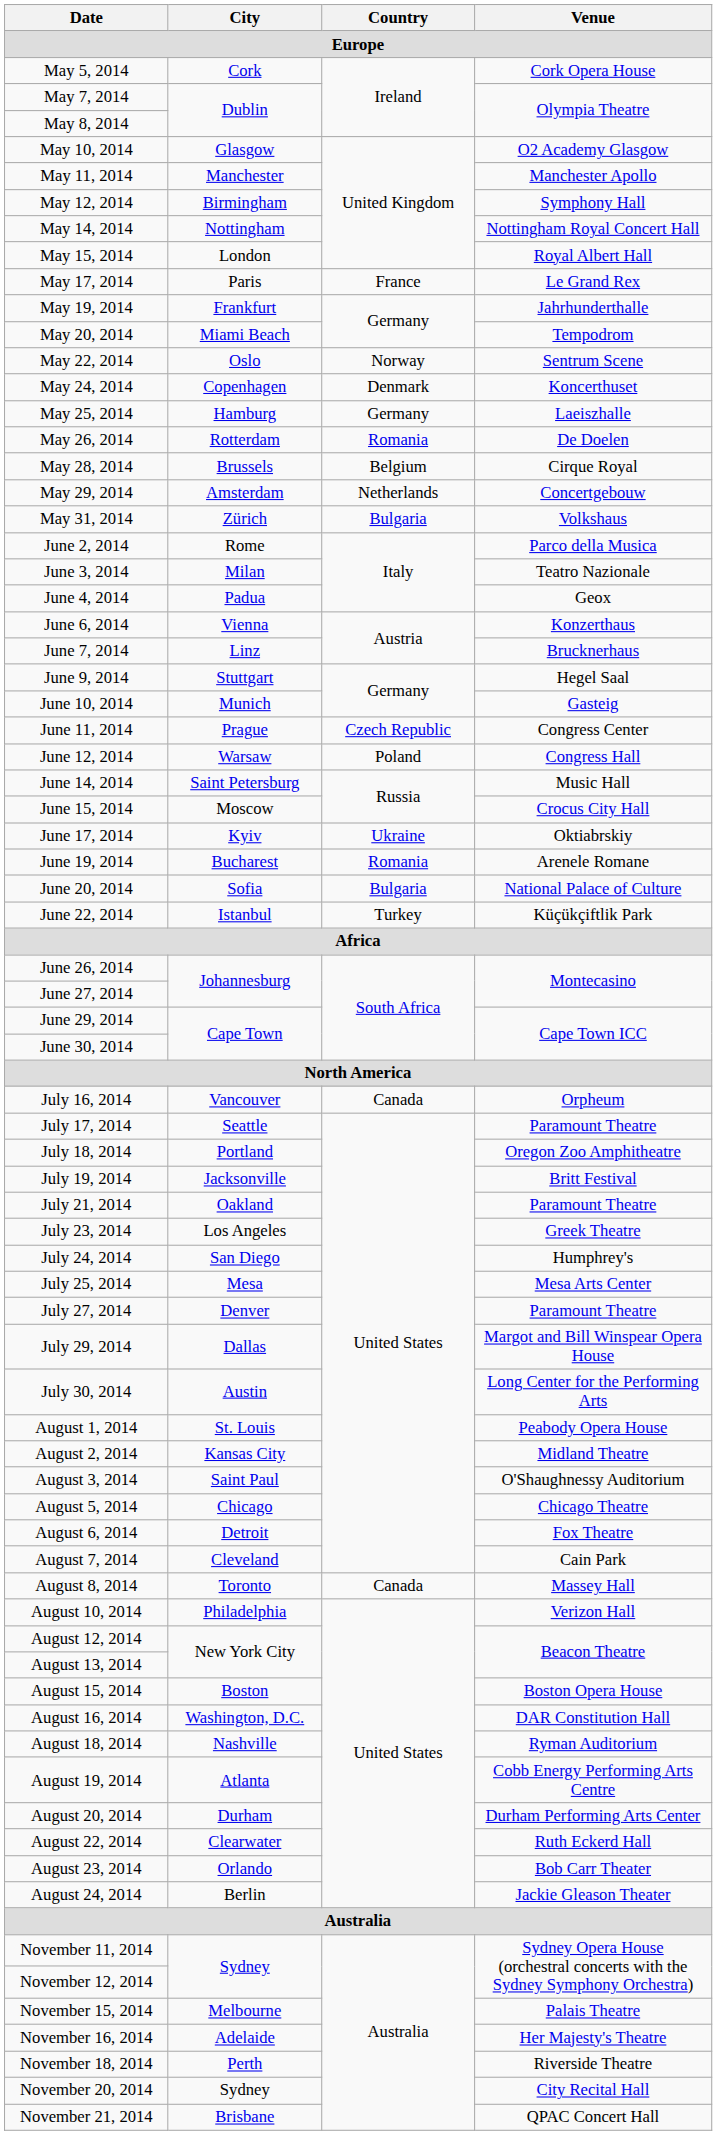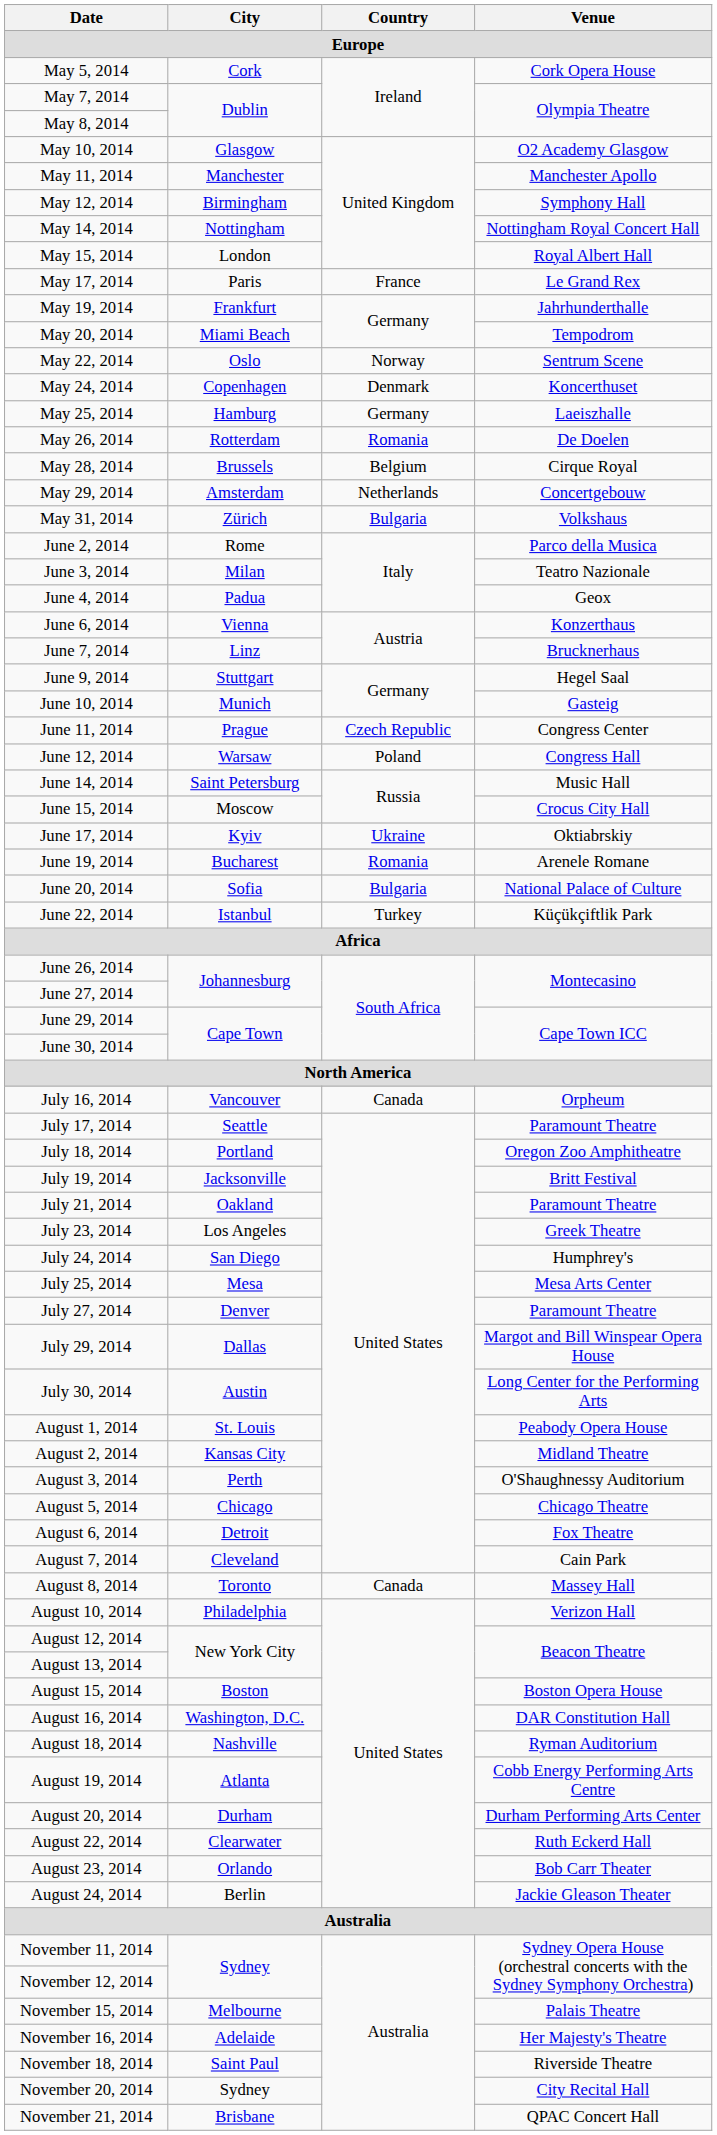(245, 1480) Saint Paul -> (245, 1480) Perth
(245, 2064) Perth -> (245, 2064) Saint Paul
